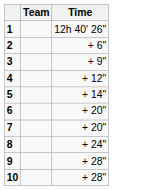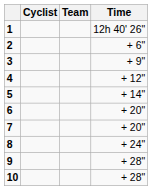+ column: (40, 12)
